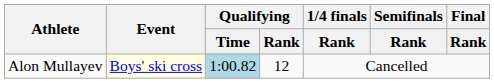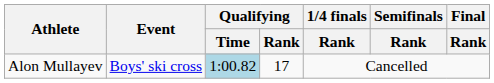(156, 66) lightyellow background -> (156, 66) no background
(282, 66) 12 -> (282, 66) 17
